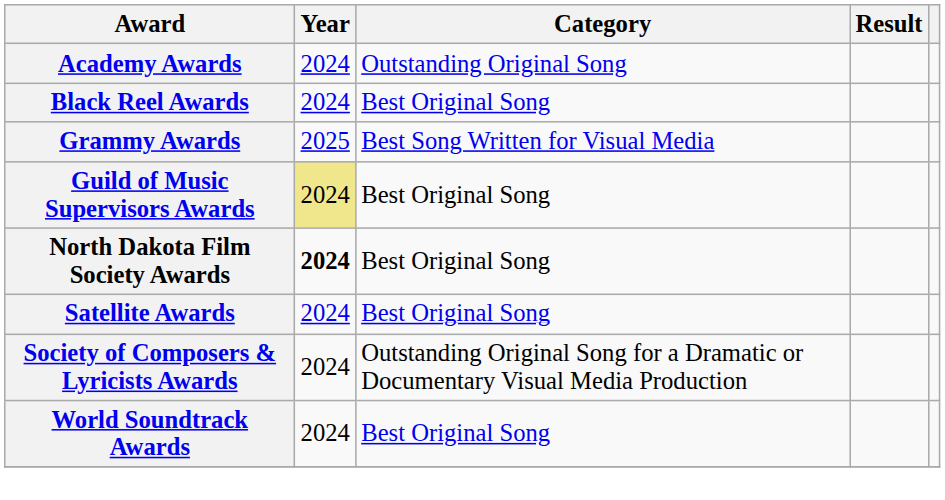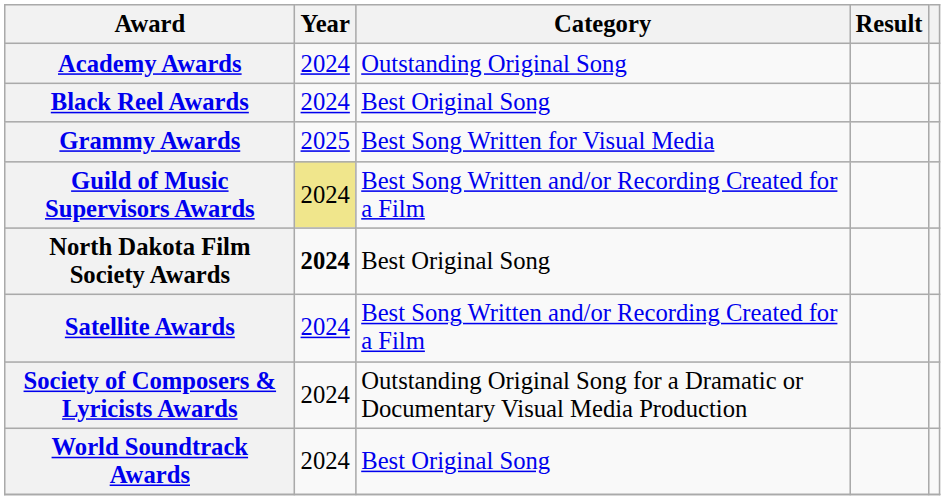(456, 194) Best Original Song -> (599, 194) Best Song Written and/or Recording Created for a Film
(456, 313) Best Original Song -> (599, 327) Best Song Written and/or Recording Created for a Film
